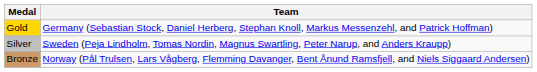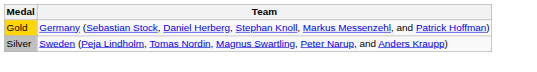- row: (22, 59)
